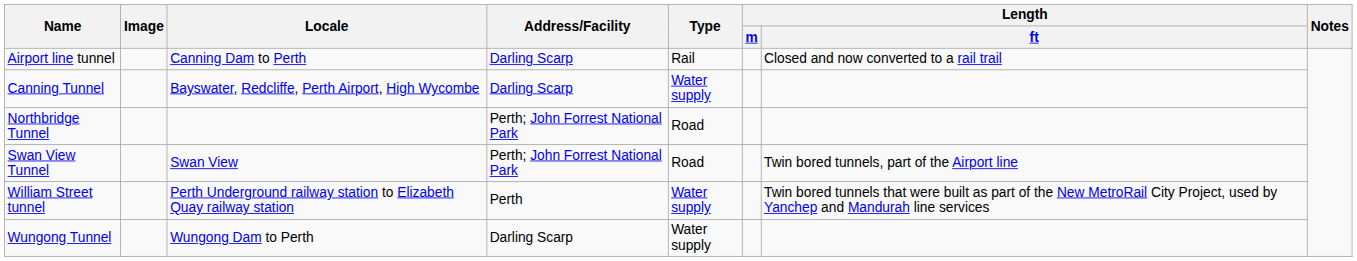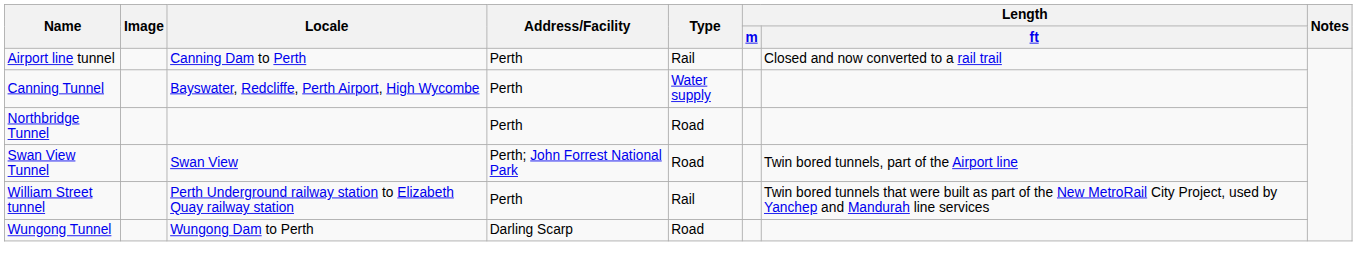(531, 59) Darling Scarp -> (506, 59) Perth
(531, 88) Darling Scarp -> (506, 88) Perth
(576, 125) Perth; John Forrest National Park -> (506, 125) Perth
(691, 200) Water supply -> (683, 200) Rail
(691, 237) Water supply -> (688, 230) Road
